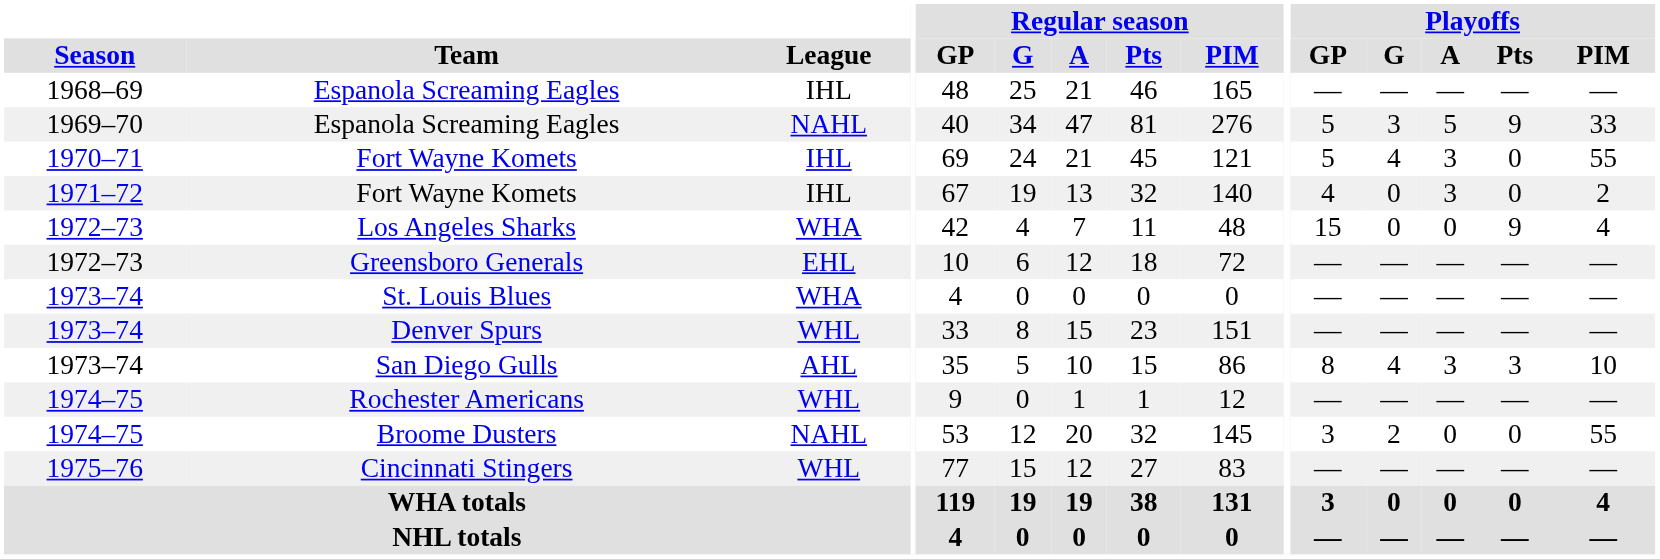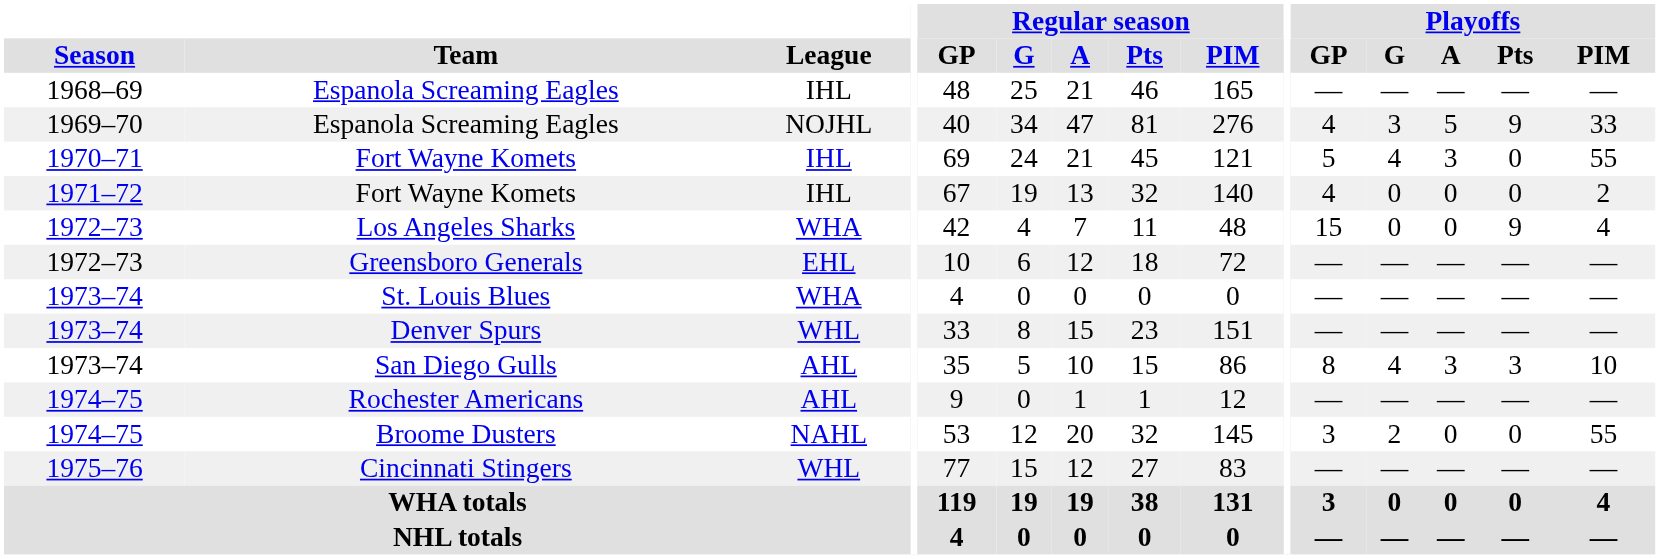(829, 124) NAHL -> (829, 124) NOJHL
(1328, 124) 5 -> (1329, 124) 4
(1450, 192) 3 -> (1451, 192) 0
(829, 399) WHL -> (829, 399) AHL
